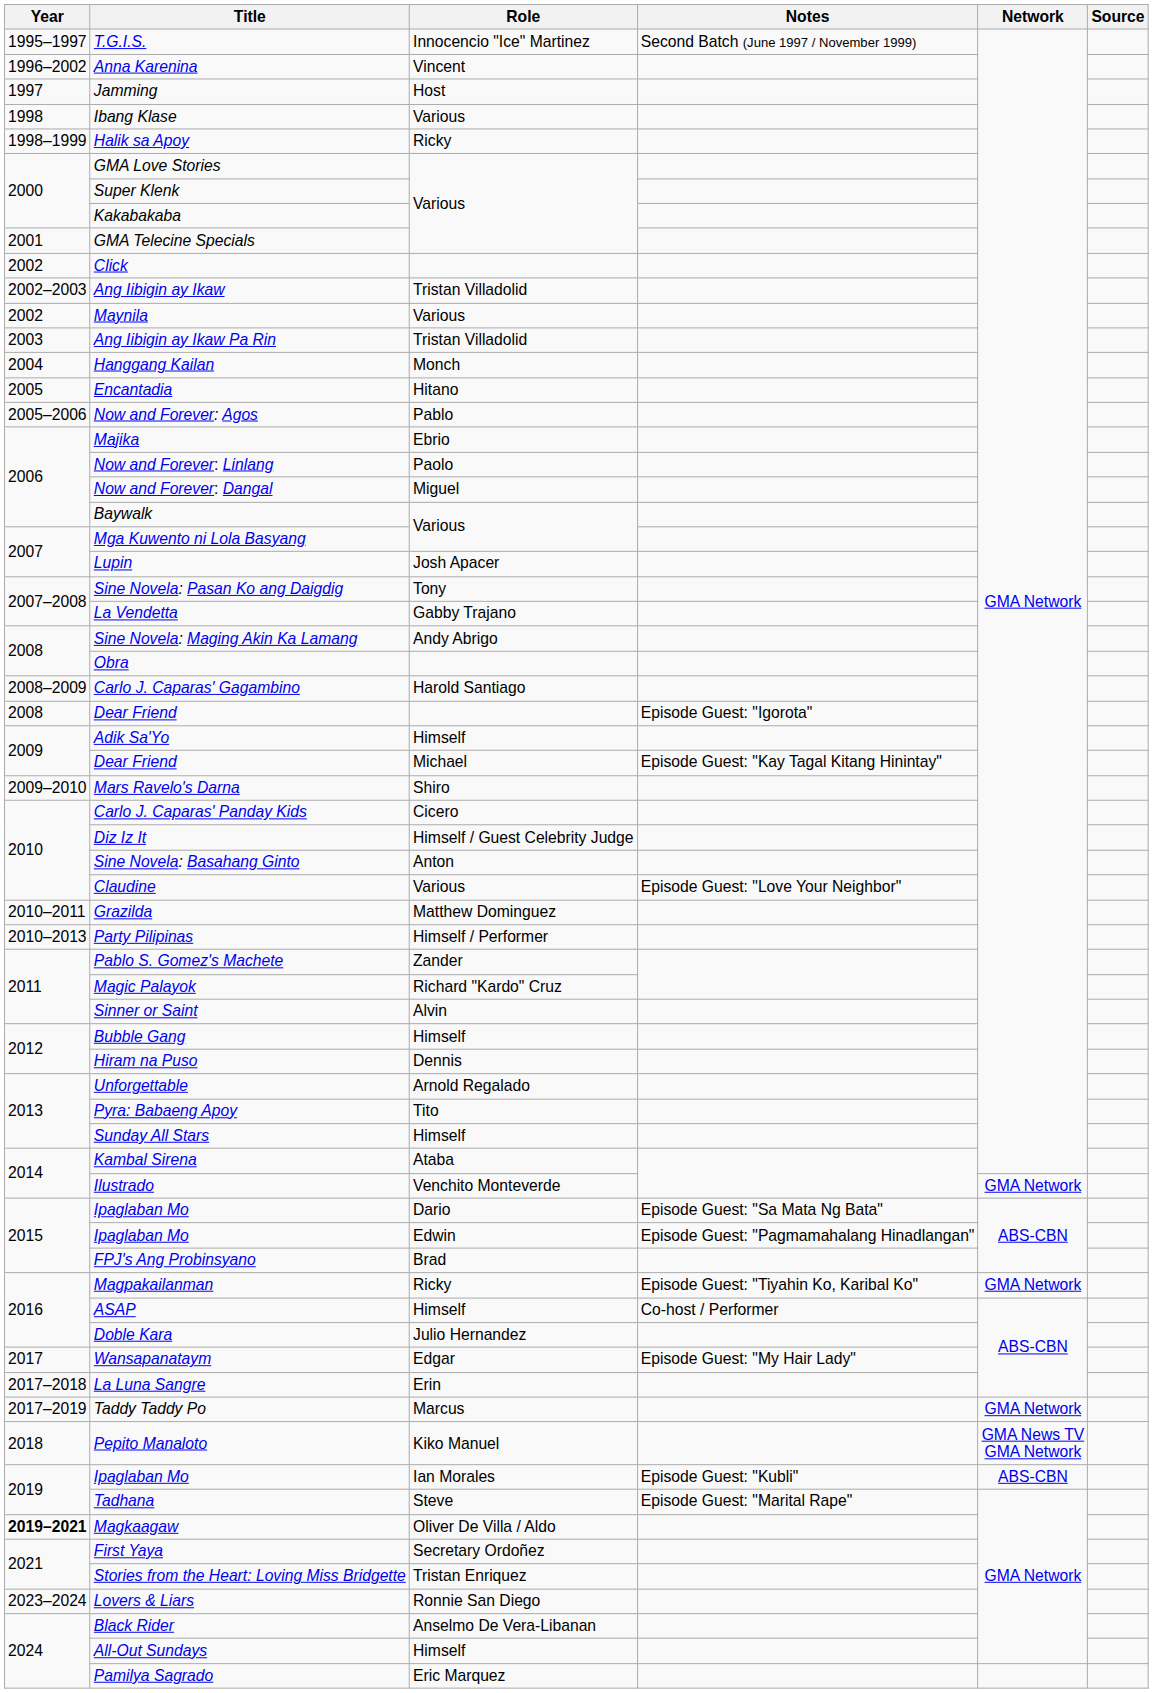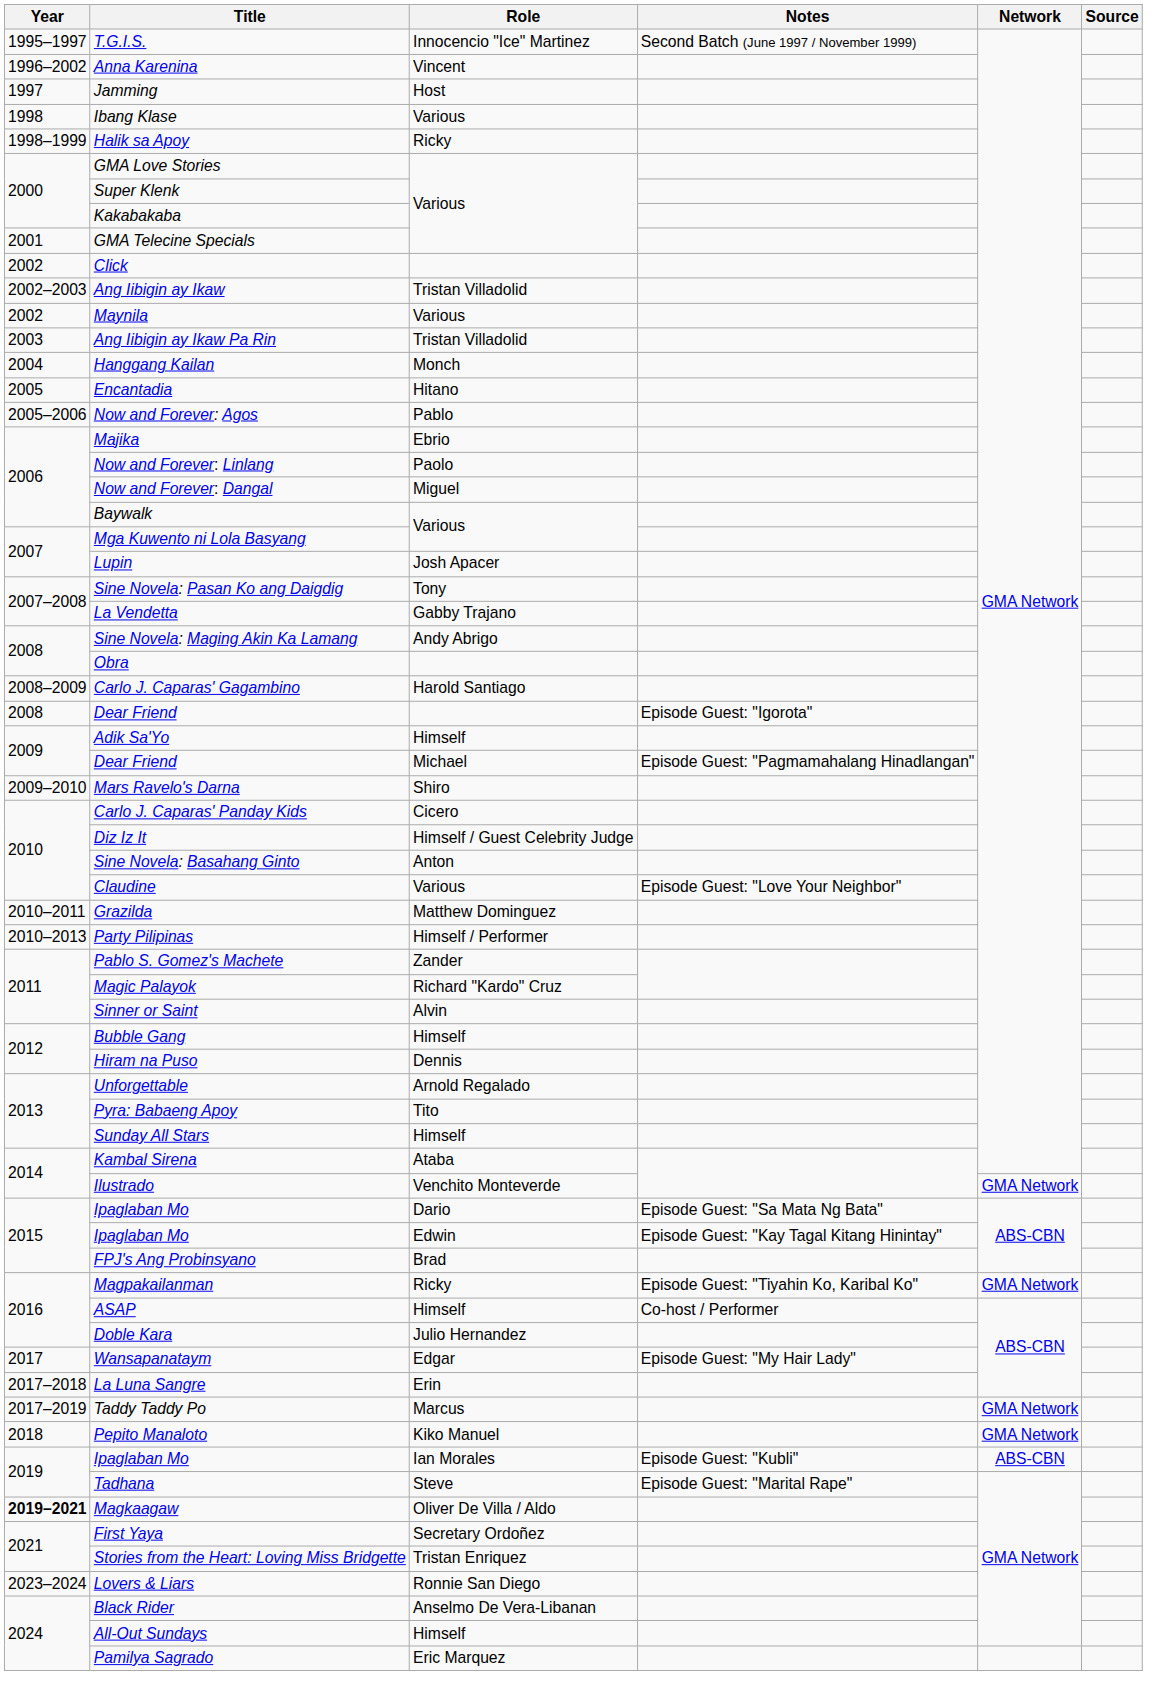(791, 762) Episode Guest: "Kay Tagal Kitang Hinintay" -> (808, 762) Episode Guest: "Pagmamahalang Hinadlangan"
(808, 1235) Episode Guest: "Pagmamahalang Hinadlangan" -> (791, 1235) Episode Guest: "Kay Tagal Kitang Hinintay"
(1033, 1443) GMA News TV GMA Network -> (1030, 1434) GMA Network
